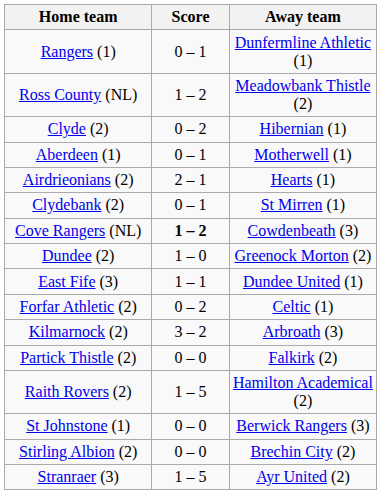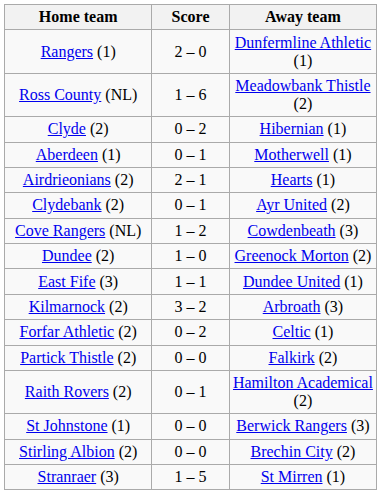(191, 51) 0 – 1 -> (191, 51) 2 – 0
(191, 94) 1 – 2 -> (191, 94) 1 – 6
(303, 205) St Mirren (1) -> (303, 205) Ayr United (2)
(191, 230) bold -> (191, 230) normal
rows swapped: (78, 306) <-> (78, 332)
(191, 392) 1 – 5 -> (191, 392) 0 – 1
(303, 477) Ayr United (2) -> (303, 477) St Mirren (1)
